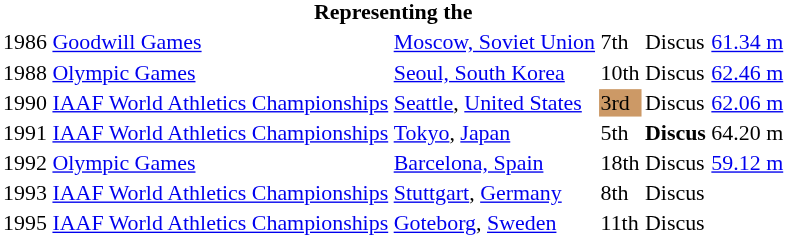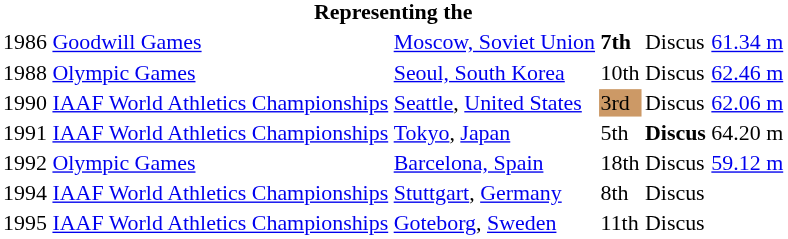(615, 42) normal -> (616, 42) bold
(25, 193) 1993 -> (25, 193) 1994
